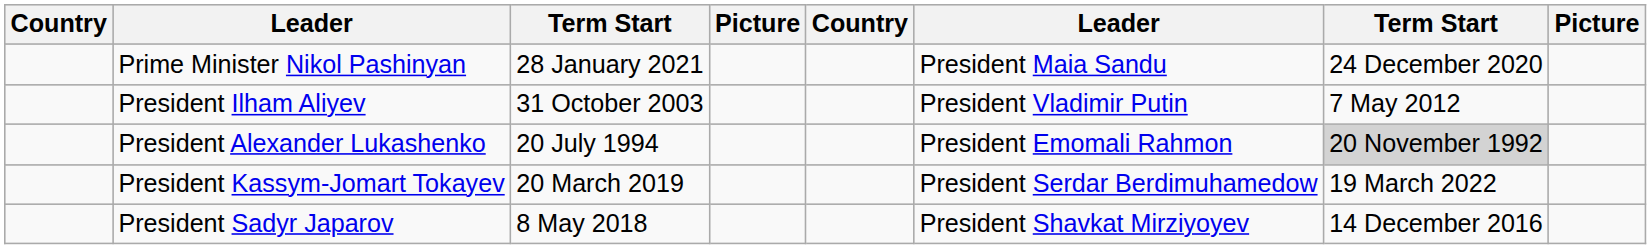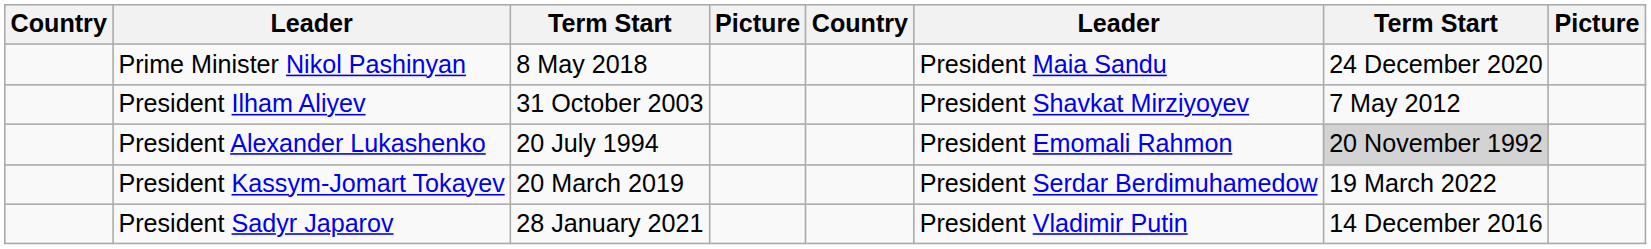(610, 64) 28 January 2021 -> (582, 64) 8 May 2018
(1054, 104) President Vladimir Putin -> (1084, 104) President Shavkat Mirziyoyev
(582, 223) 8 May 2018 -> (610, 223) 28 January 2021
(1084, 223) President Shavkat Mirziyoyev -> (1054, 223) President Vladimir Putin
